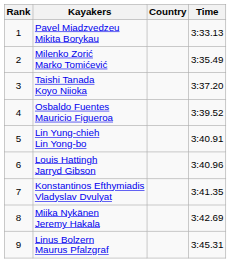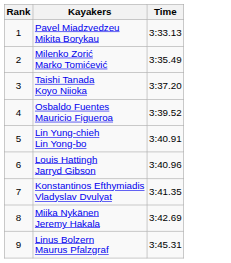- column: (168, 12)
